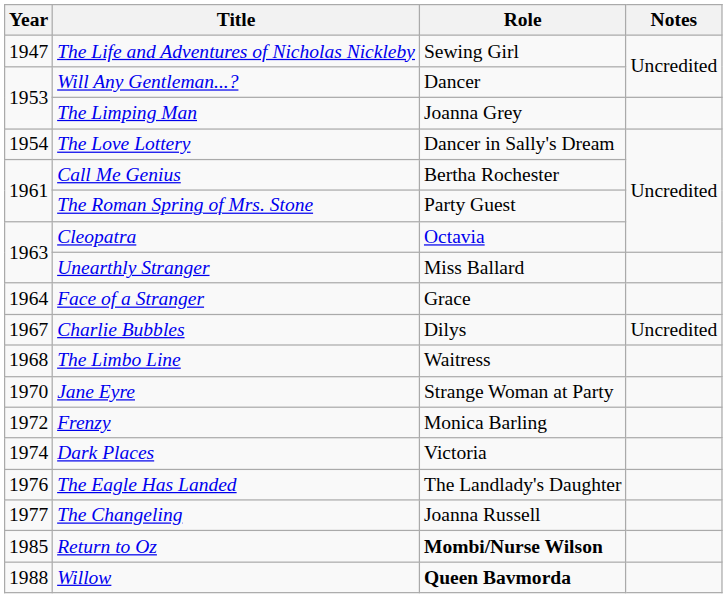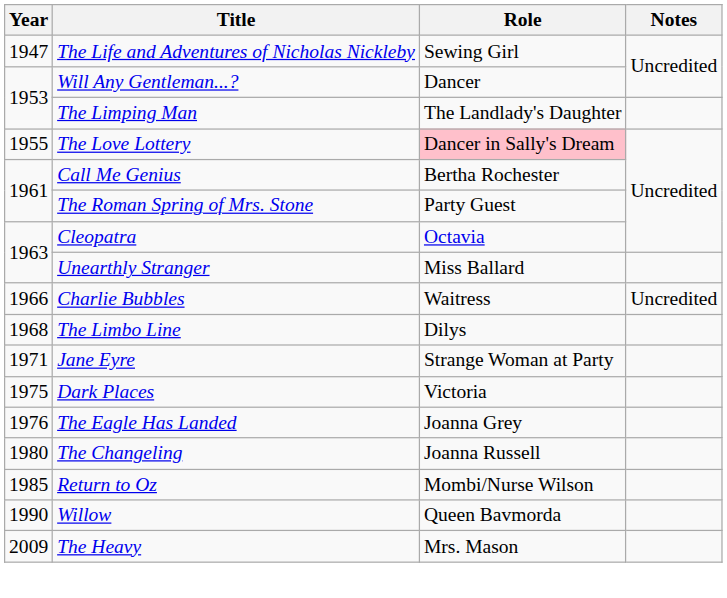(473, 112) Joanna Grey -> (523, 112) The Landlady's Daughter
(29, 143) 1954 -> (29, 143) 1955
(519, 143) no background -> (519, 143) pink background
- row: (131, 298)
(29, 329) 1967 -> (29, 298) 1966
(445, 329) Dilys -> (457, 298) Waitress
(457, 360) Waitress -> (445, 329) Dilys
(29, 391) 1970 -> (29, 360) 1971
- row: (84, 422)
(29, 453) 1974 -> (29, 391) 1975
(523, 484) The Landlady's Daughter -> (473, 422) Joanna Grey
(29, 515) 1977 -> (29, 453) 1980
(513, 546) bold -> (509, 484) normal
(29, 577) 1988 -> (29, 515) 1990
(497, 577) bold -> (493, 515) normal
+ row: (99, 546)
